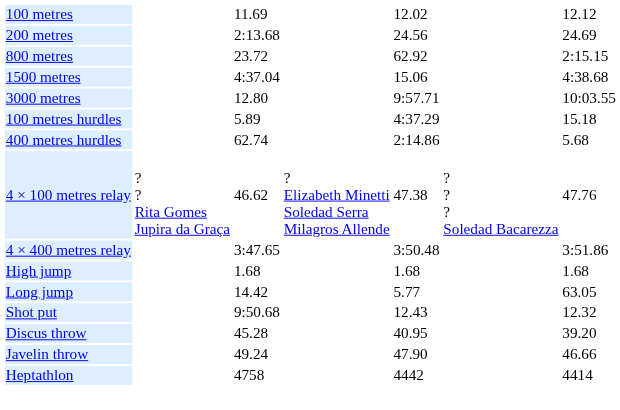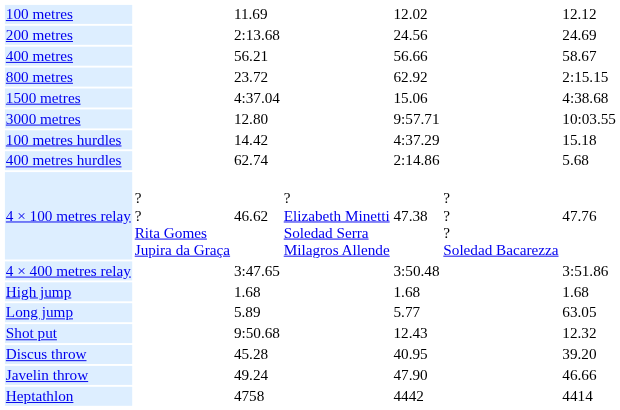+ row: (39, 56)
(247, 118) 5.89 -> (251, 139) 14.42
(251, 291) 14.42 -> (247, 312) 5.89
